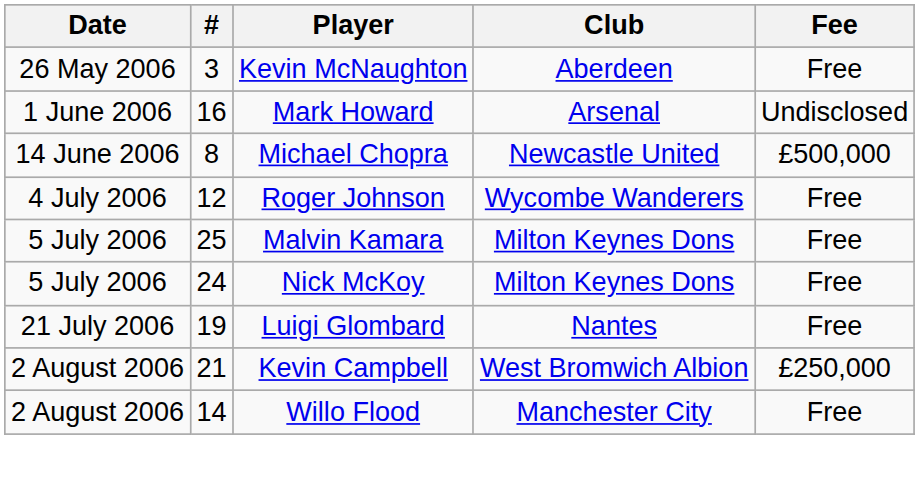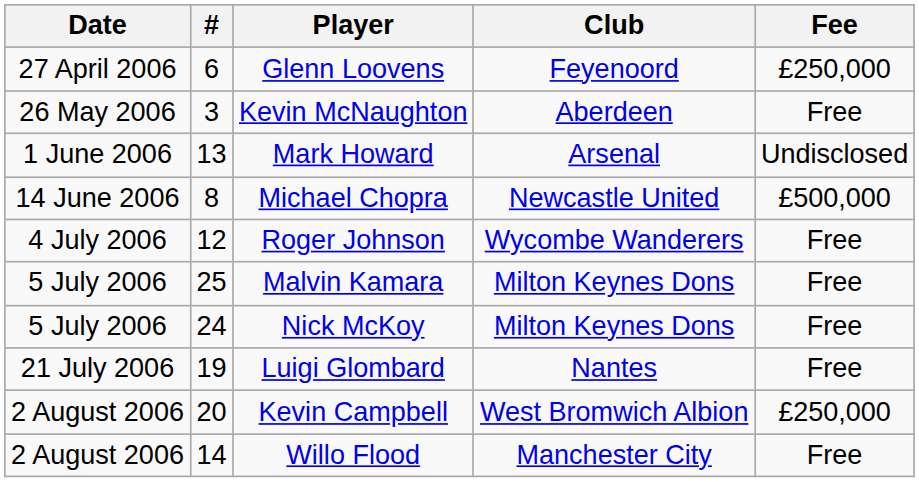+ row: (353, 68)
(211, 111) 16 -> (211, 154) 13
(211, 369) 21 -> (211, 411) 20
